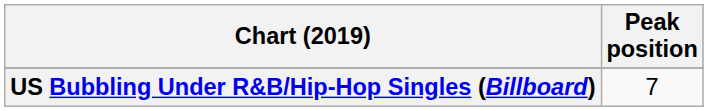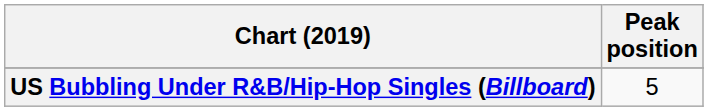(652, 86) 7 -> (652, 86) 5
